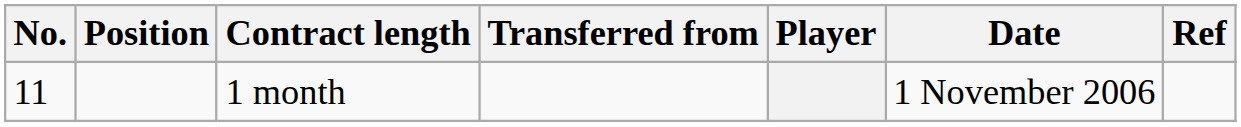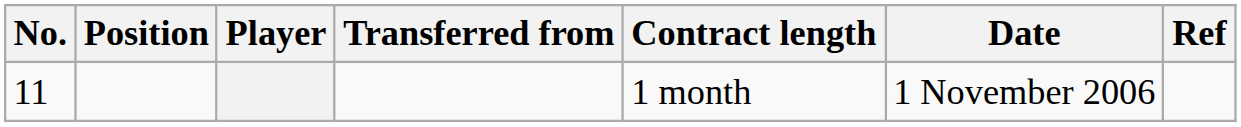columns swapped: (826, 33) <-> (348, 33)
